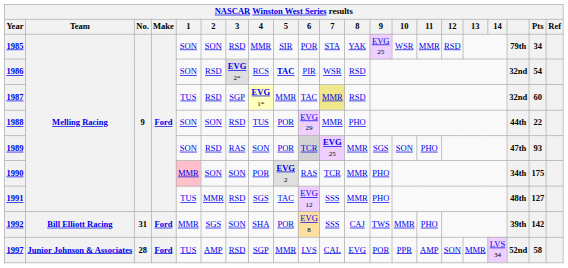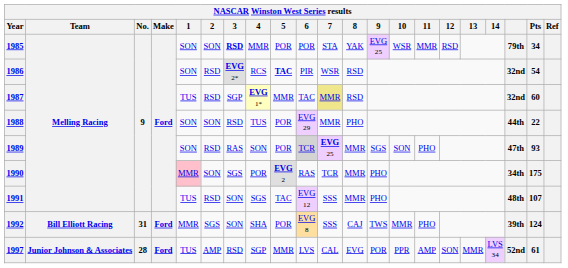(237, 46) normal -> (235, 46) bold
(286, 46) SIR -> (283, 46) POR
(237, 173) SON -> (235, 173) SGS
(213, 199) MMR -> (212, 199) RSD
(237, 199) RSD -> (235, 199) SON
(538, 199) 127 -> (535, 199) 107
(538, 224) 142 -> (535, 224) 124
(538, 249) 58 -> (535, 249) 61
